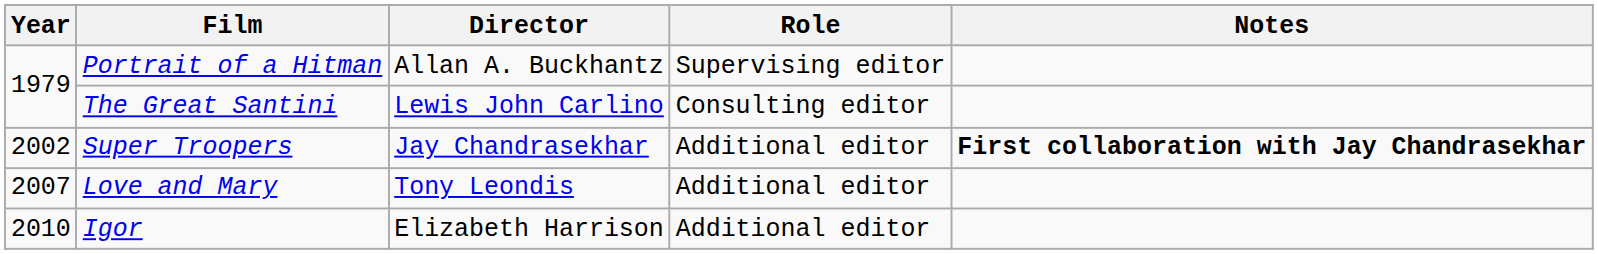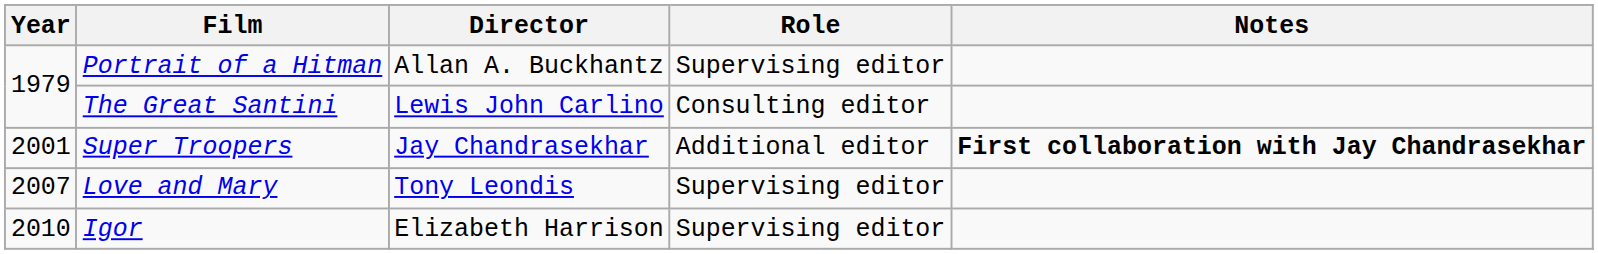(41, 147) 2002 -> (41, 147) 2001
(803, 188) Additional editor -> (811, 188) Supervising editor
(803, 229) Additional editor -> (811, 229) Supervising editor
